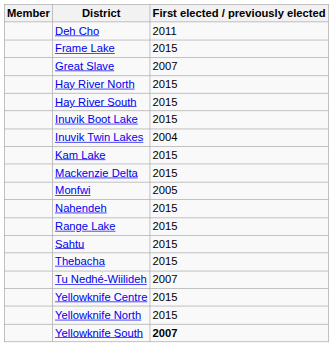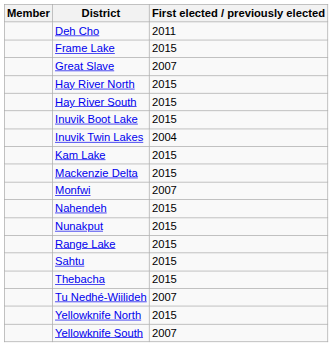(165, 191) 2005 -> (164, 191) 2007
+ row: (79, 226)
- row: (101, 297)
(165, 333) bold -> (164, 333) normal
